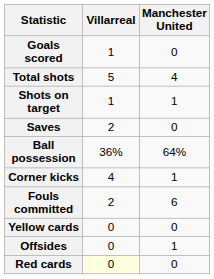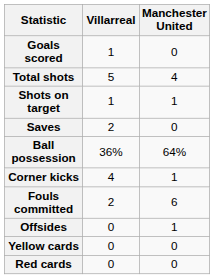rows swapped: (44, 246) <-> (44, 227)
(111, 264) lightyellow background -> (111, 264) no background
